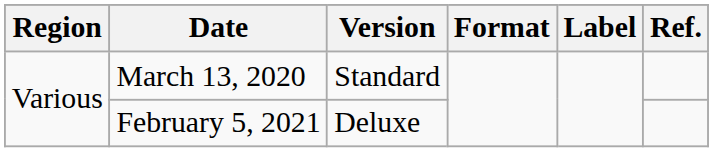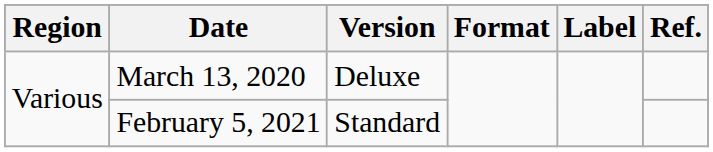(387, 75) Standard -> (377, 75) Deluxe
(377, 122) Deluxe -> (387, 122) Standard
